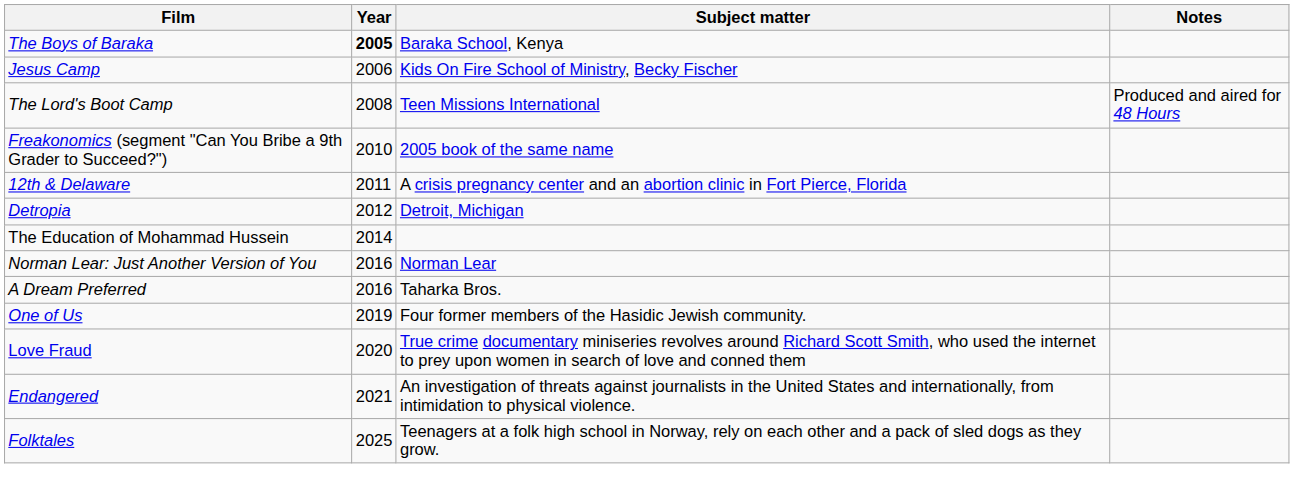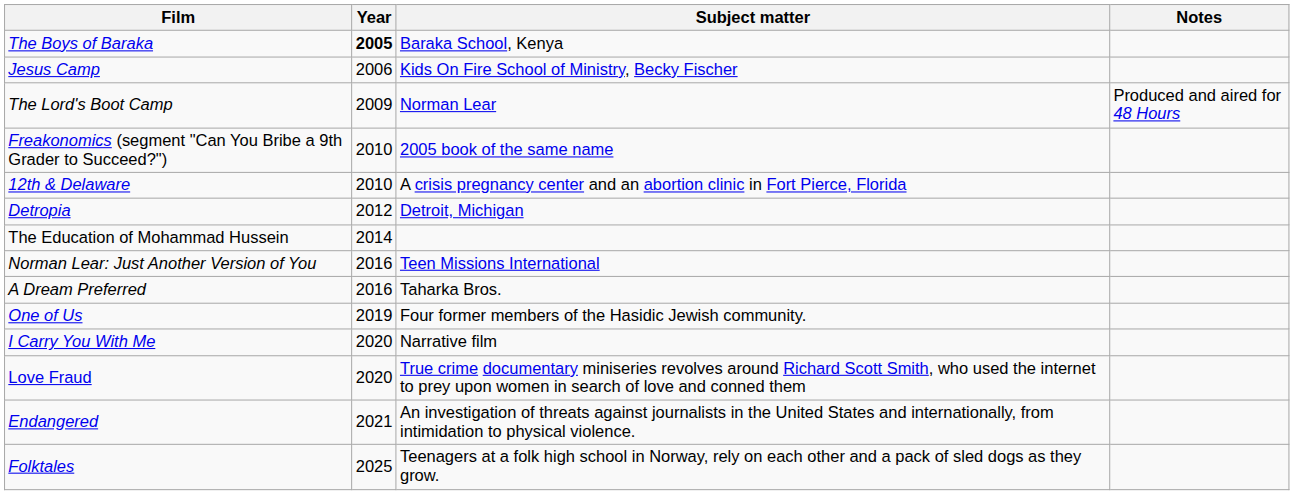(374, 105) 2008 -> (374, 105) 2009
(500, 105) Teen Missions International -> (448, 105) Norman Lear
(373, 185) 2011 -> (374, 185) 2010
(448, 263) Norman Lear -> (500, 263) Teen Missions International
+ row: (82, 342)
